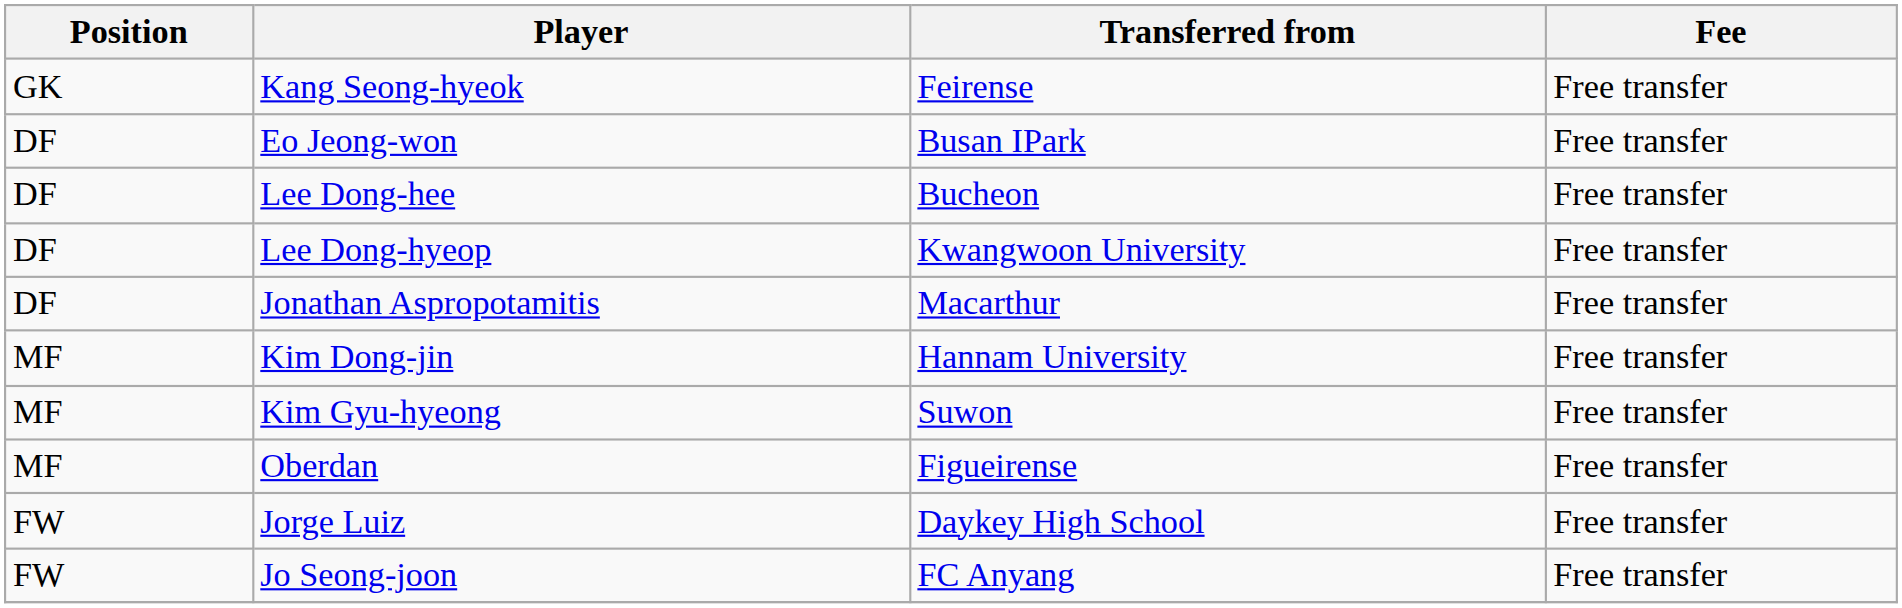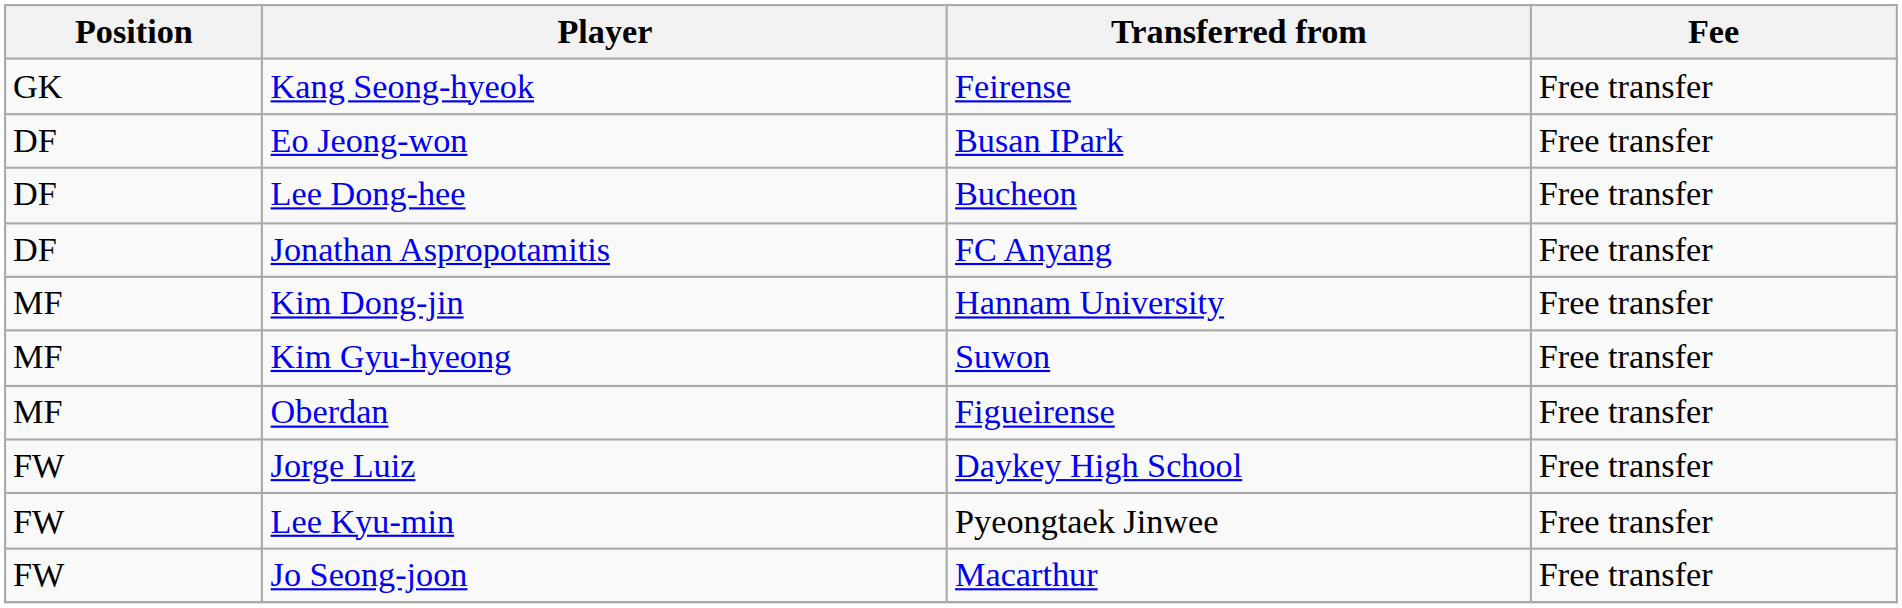- row: (376, 248)
(989, 303) Macarthur -> (1034, 248) FC Anyang
+ row: (362, 520)
(996, 574) FC Anyang -> (1026, 574) Macarthur
